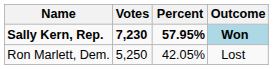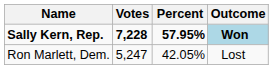(132, 34) 7,230 -> (132, 34) 7,228
(132, 54) 5,250 -> (132, 54) 5,247
